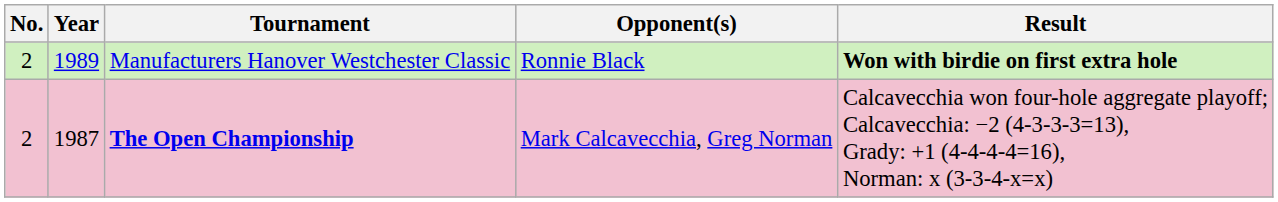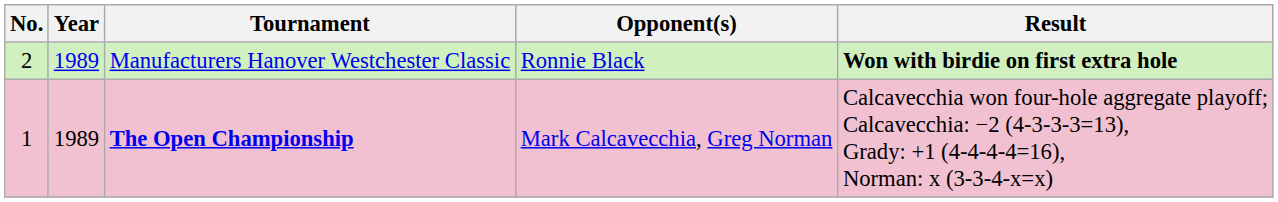(27, 138) 2 -> (27, 138) 1
(76, 138) 1987 -> (76, 138) 1989
